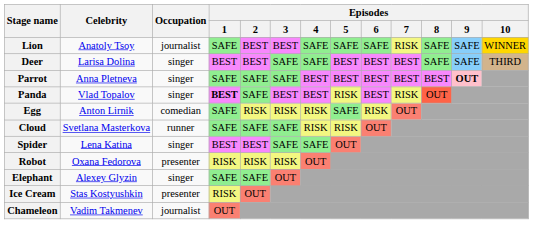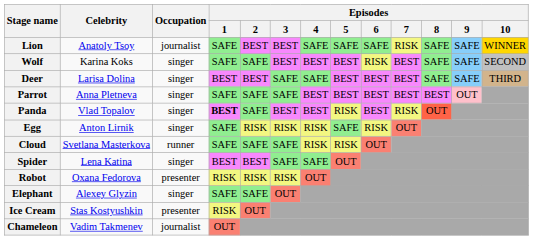+ row: (32, 62)
(467, 78) bold -> (467, 95) normal
(181, 111) comedian -> (181, 128) singer
